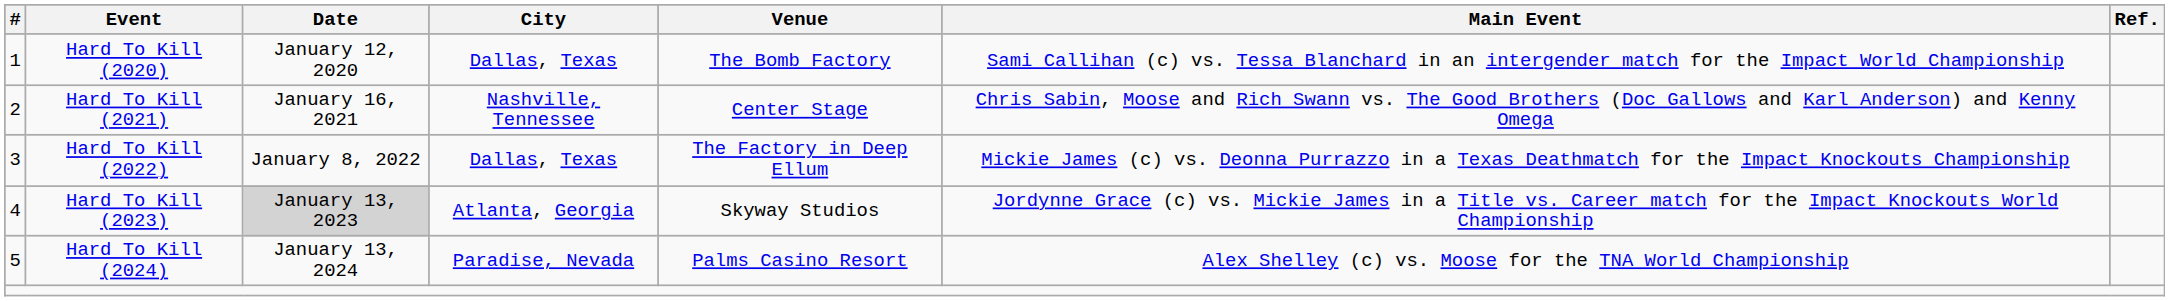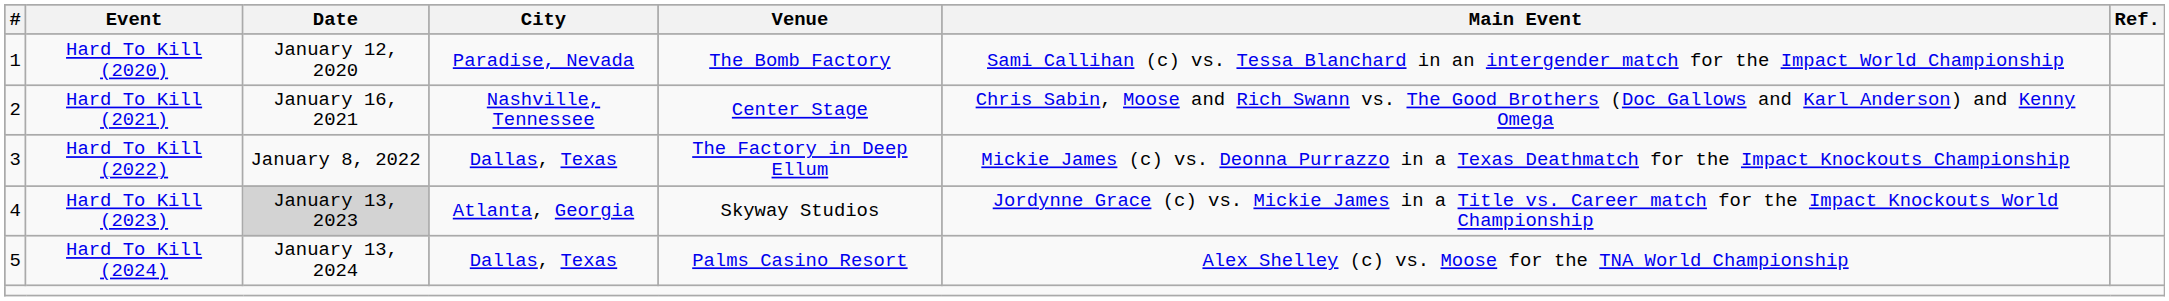(543, 60) Dallas, Texas -> (543, 60) Paradise, Nevada
(543, 261) Paradise, Nevada -> (543, 261) Dallas, Texas
